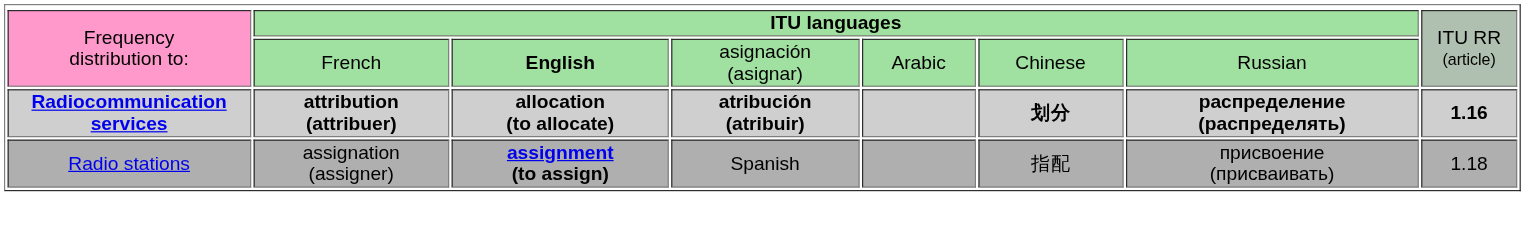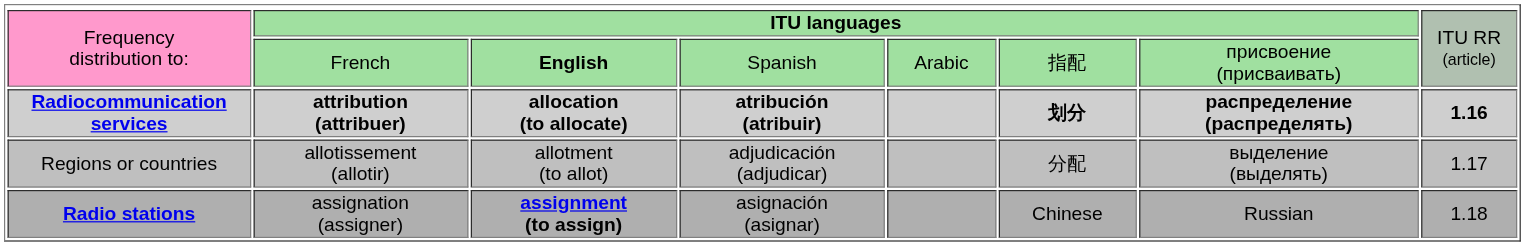(765, 62) asignación (asignar) -> (782, 62) Spanish
(1051, 62) Chinese -> (1067, 62) 指配
(1272, 62) Russian -> (1279, 62) присвоение (присваивать)
+ row: (360, 163)
(129, 163) normal -> (129, 213) bold
(765, 163) Spanish -> (782, 213) asignación (asignar)
(1051, 162) 指配 -> (1067, 213) Chinese
(1272, 163) присвоение (присваивать) -> (1279, 213) Russian
